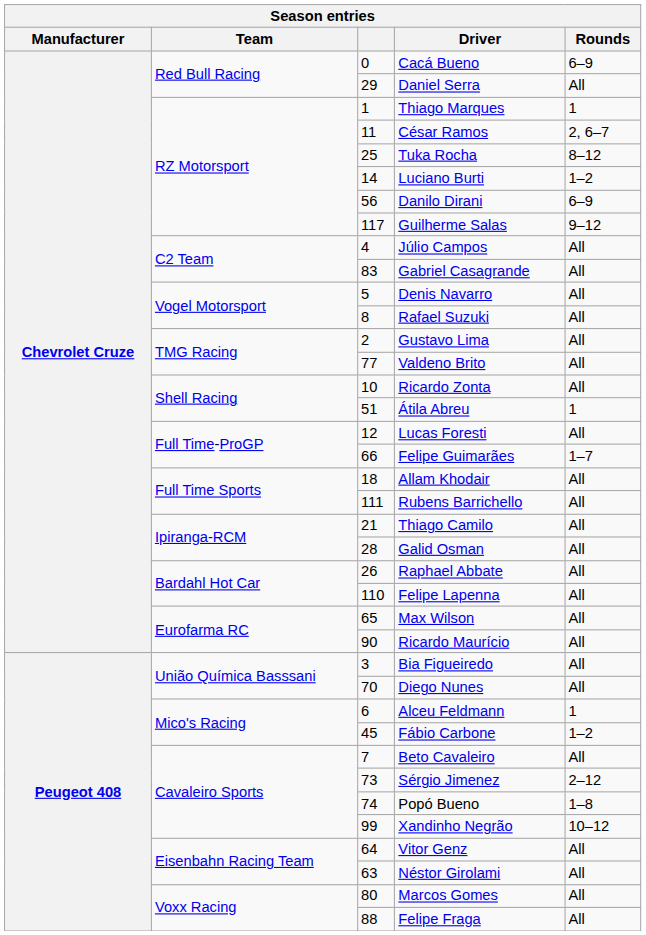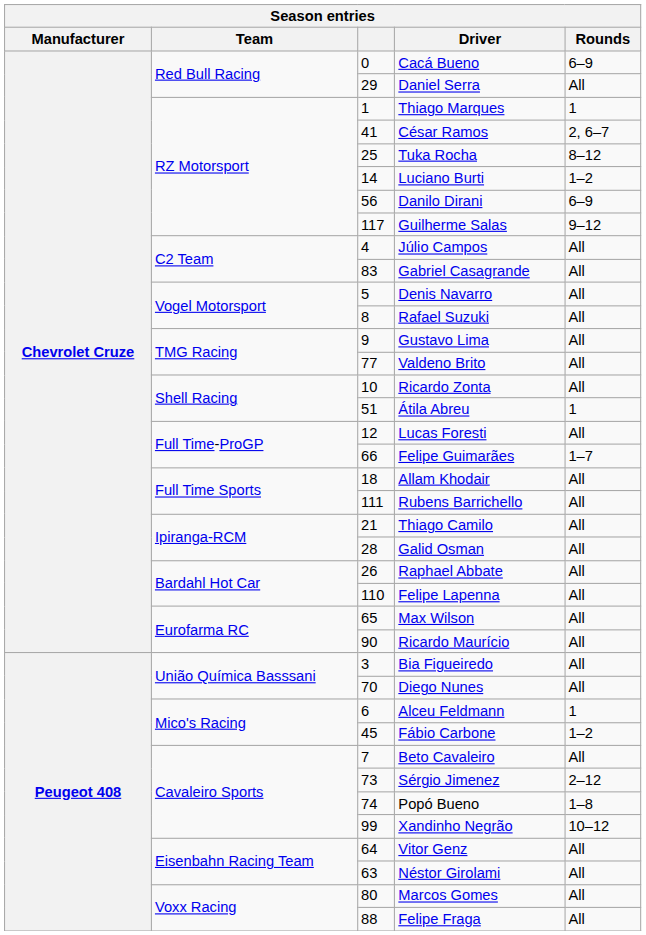(369, 131) 11 -> (369, 131) 41
(365, 340) 2 -> (365, 340) 9
